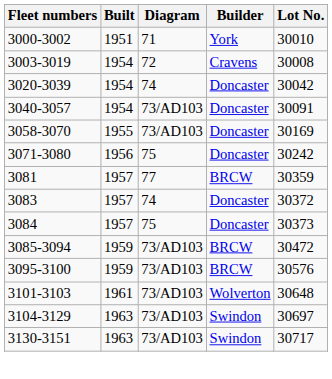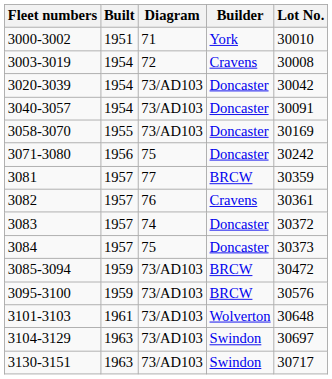(149, 85) 74 -> (172, 85) 73/AD103
+ row: (22, 200)
